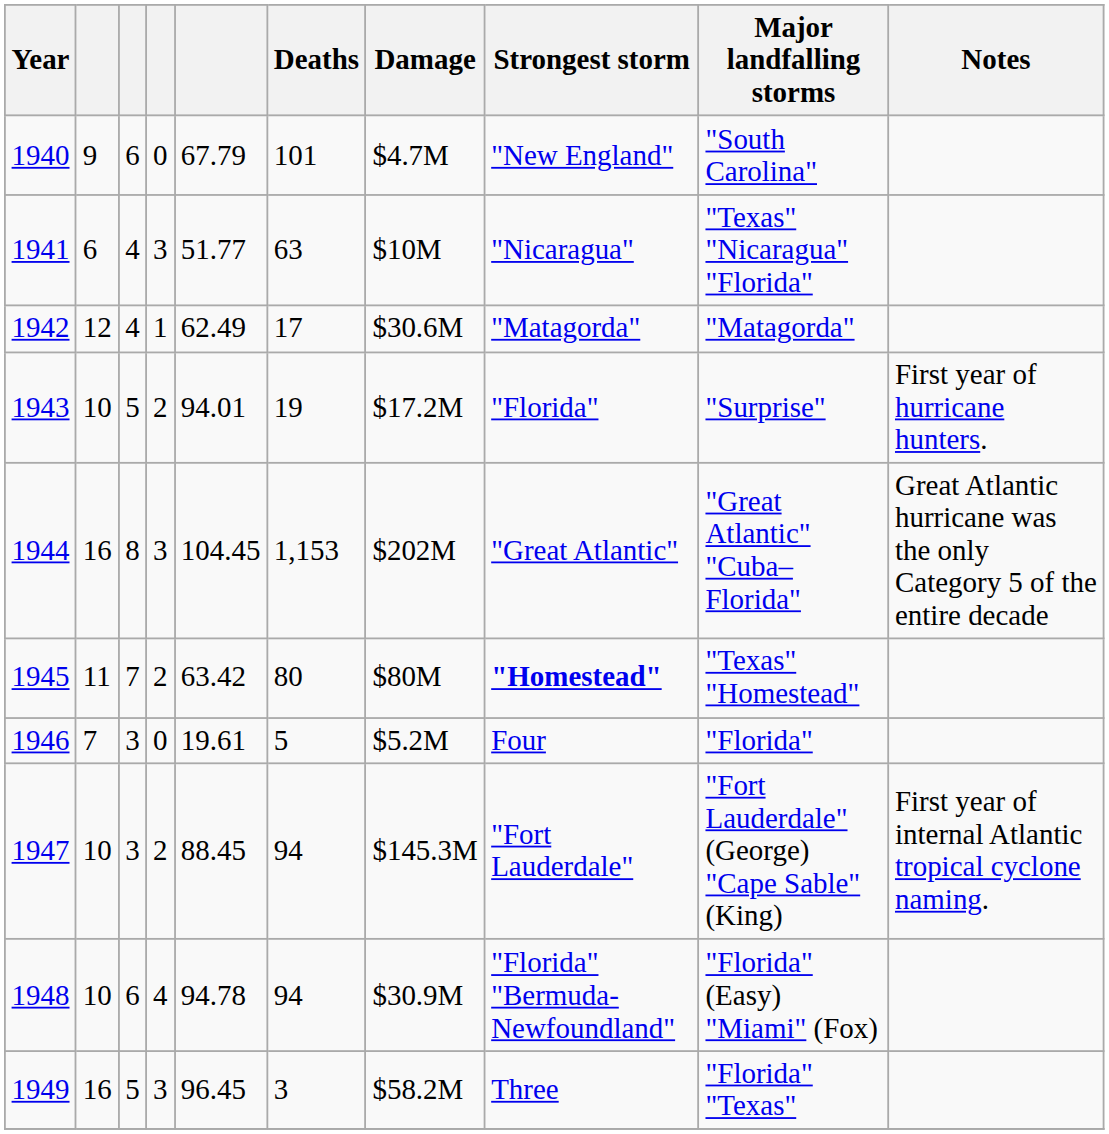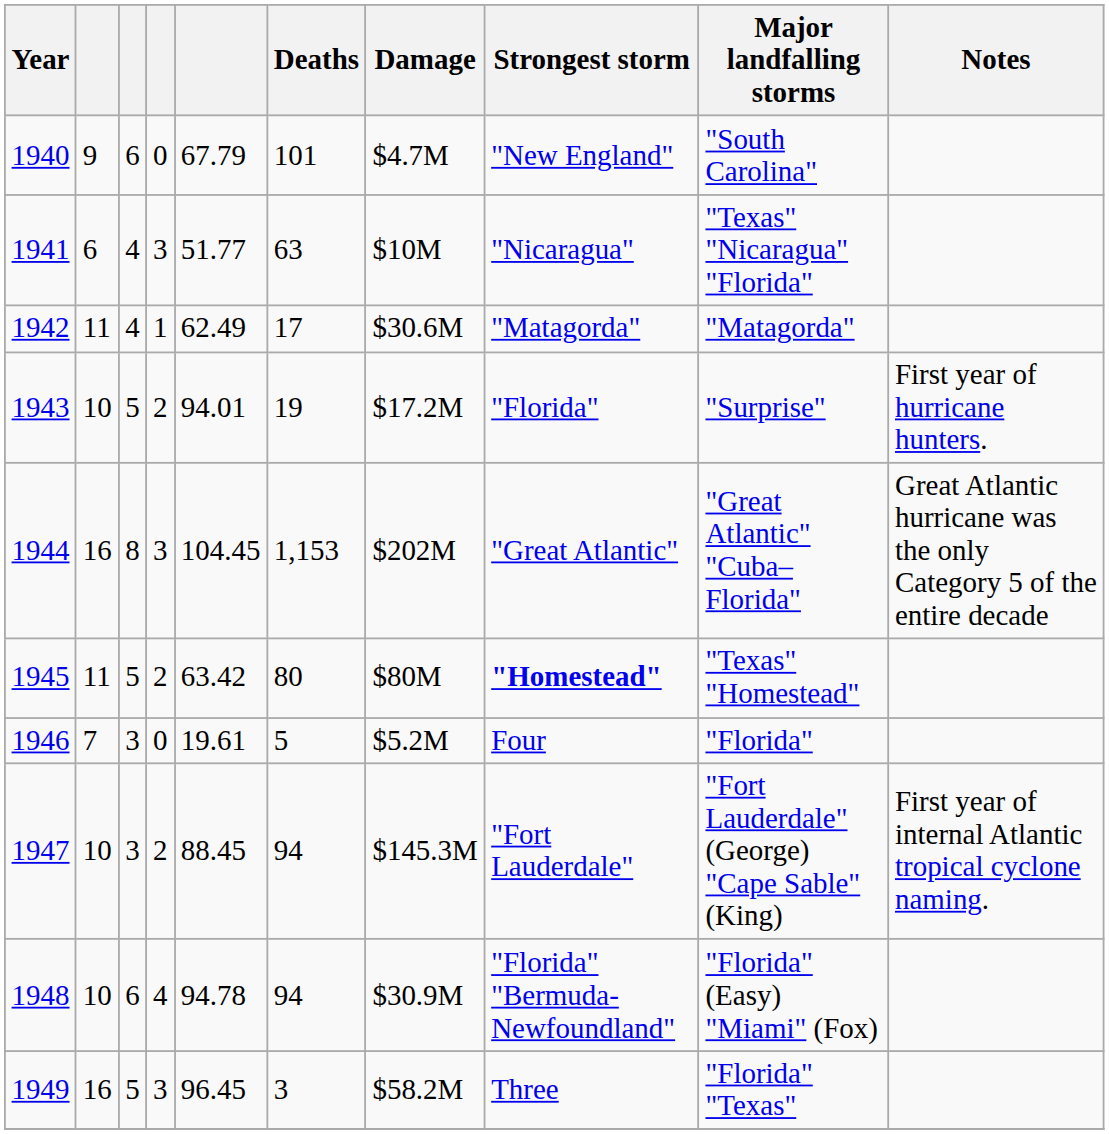(97, 328) 12 -> (97, 328) 11
(132, 677) 7 -> (132, 677) 5
